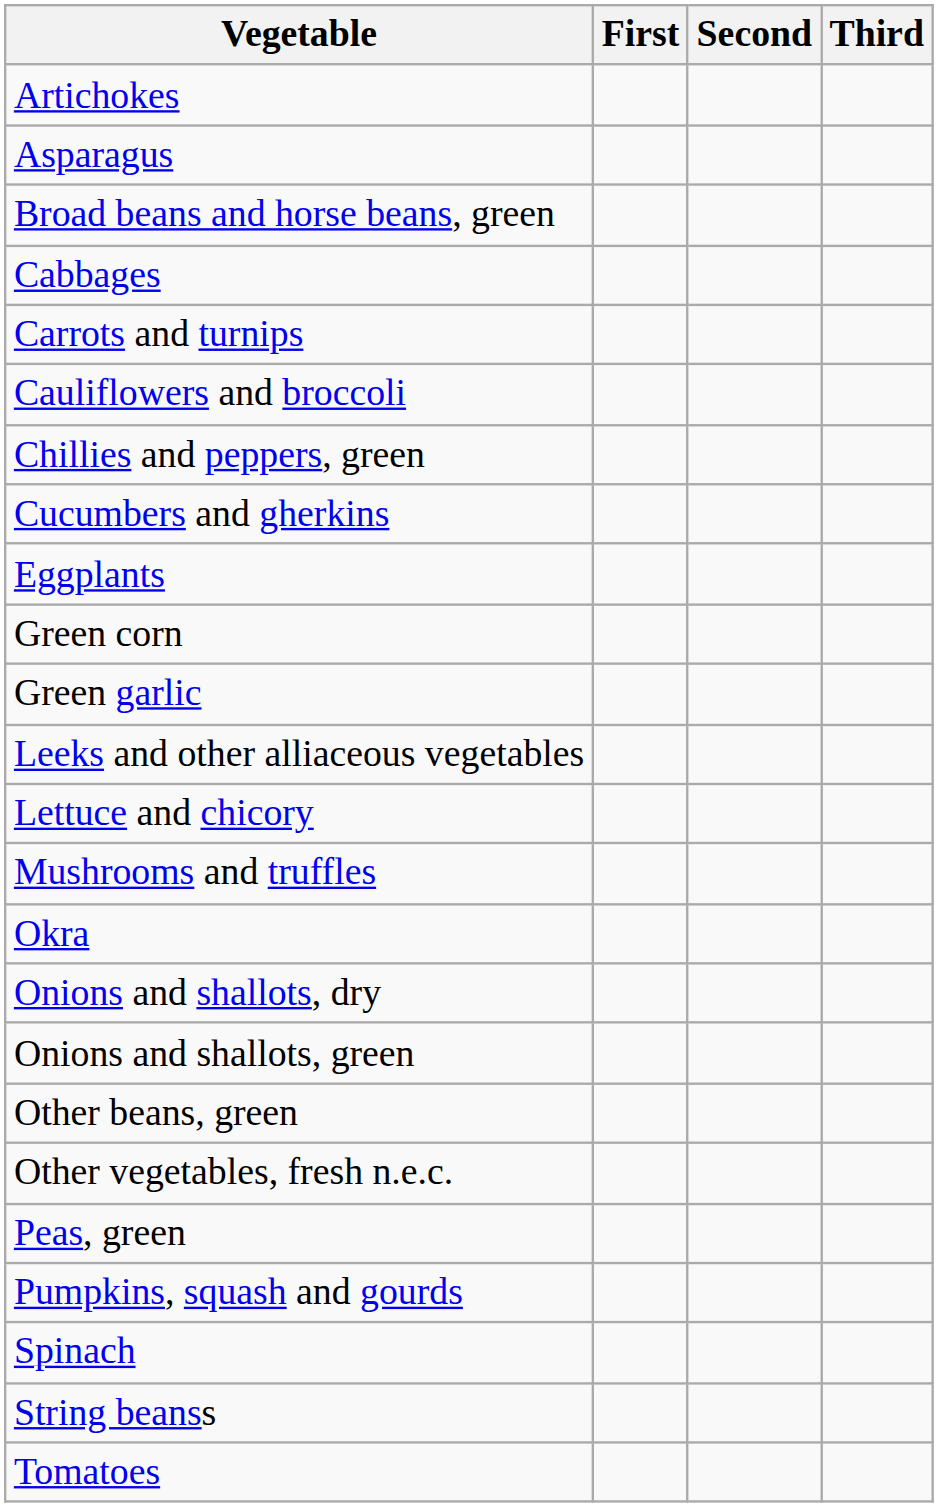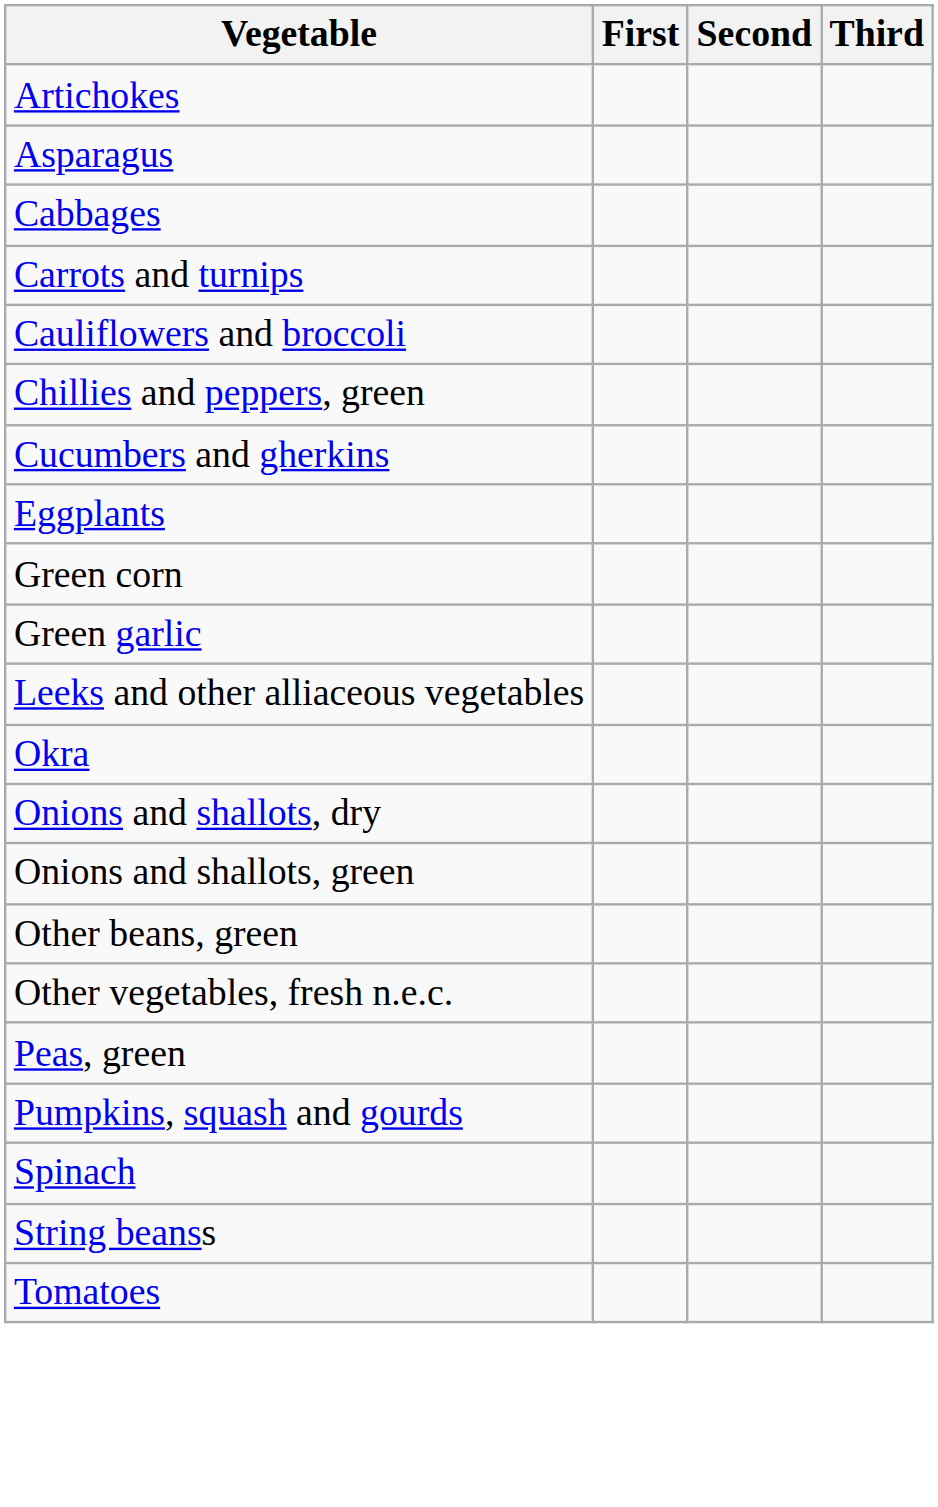- row: (284, 214)
- row: (164, 812)
- row: (195, 872)
